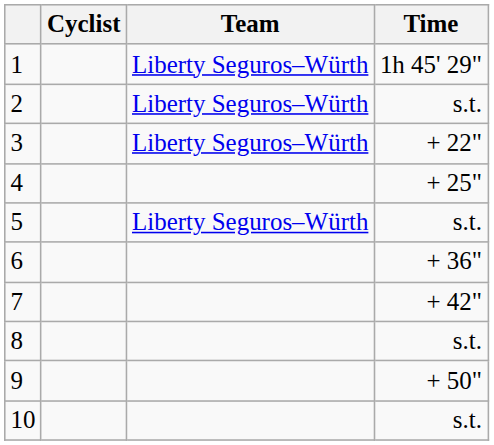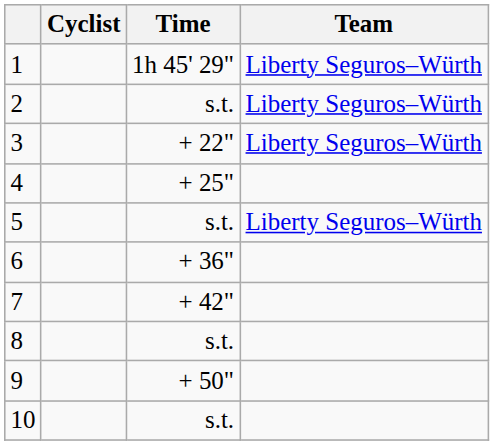columns swapped: (250, 24) <-> (431, 24)
